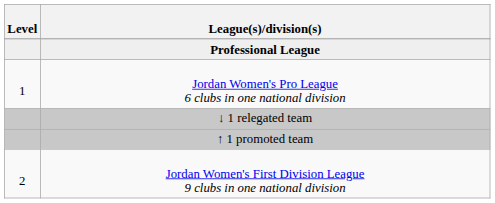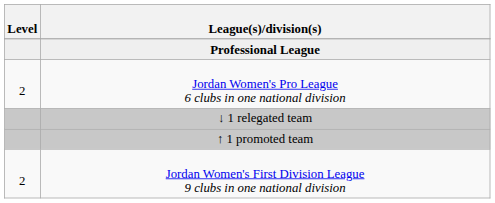(22, 91) 1 -> (22, 91) 2
